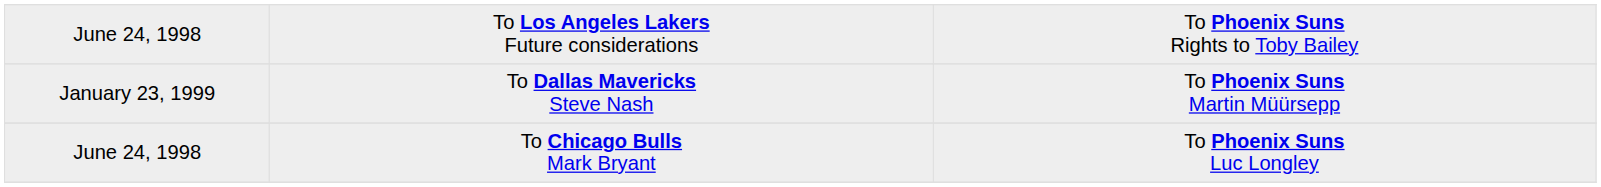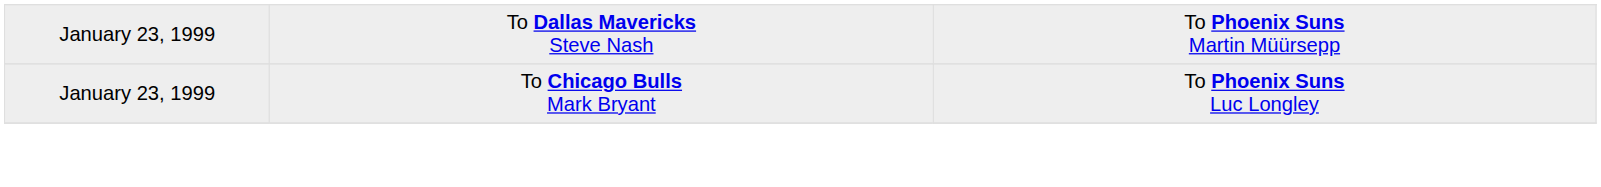- row: (601, 34)
(137, 152) June 24, 1998 -> (137, 93) January 23, 1999
